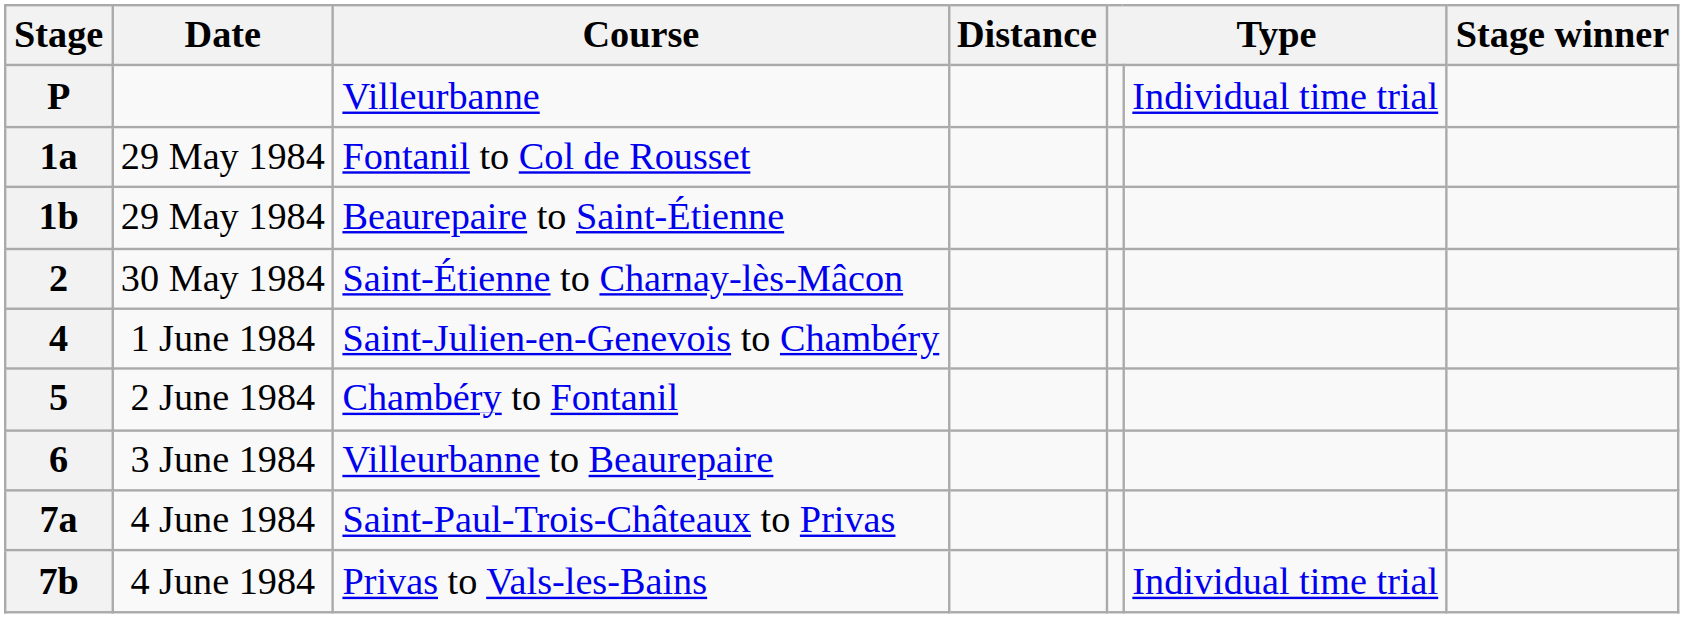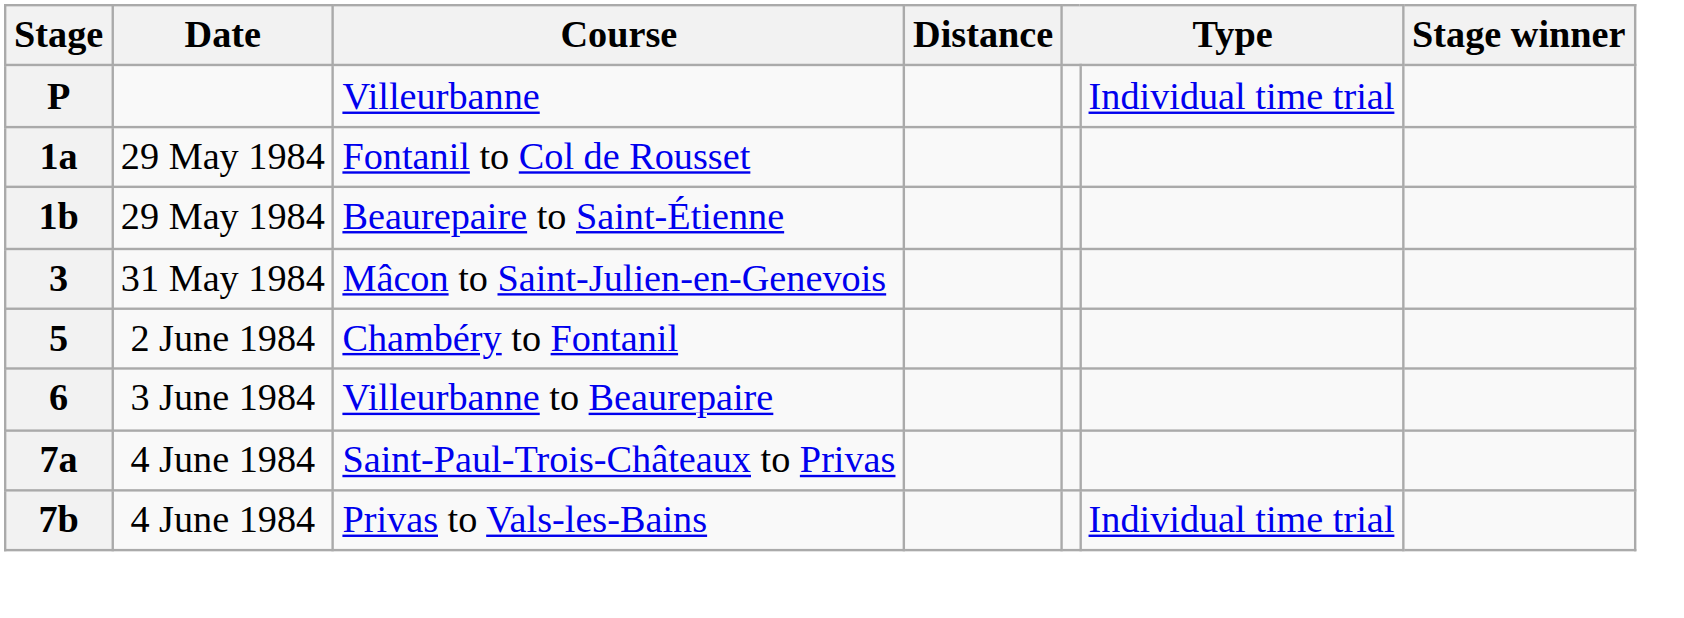- row: (59, 277)
+ row: (59, 277)
- row: (59, 338)
